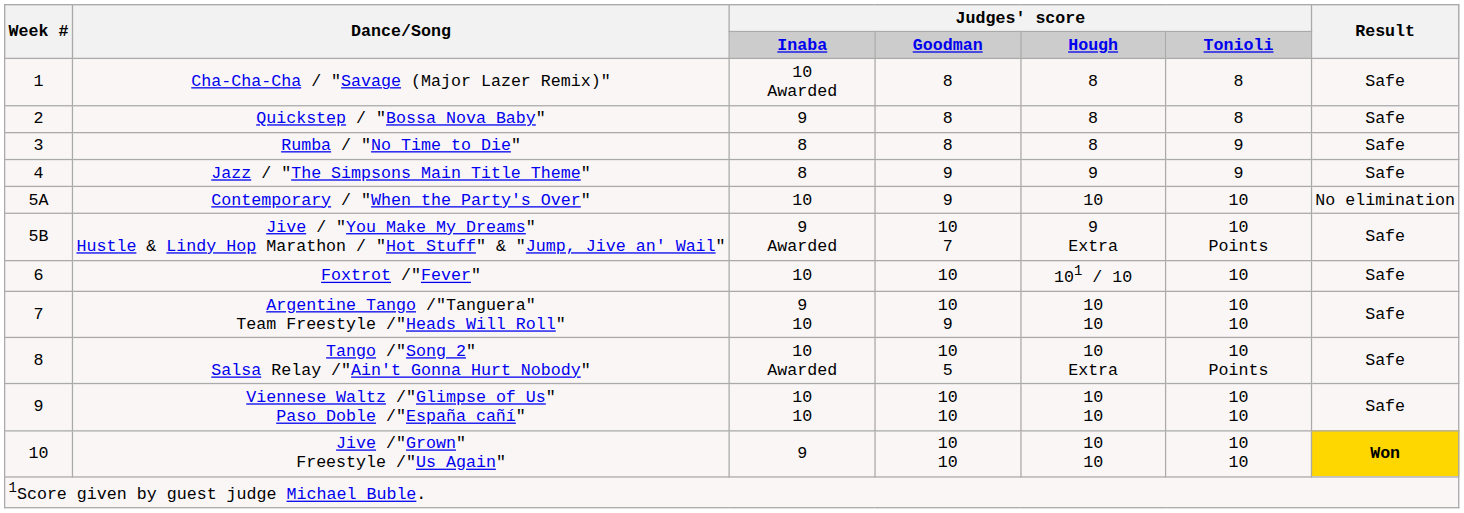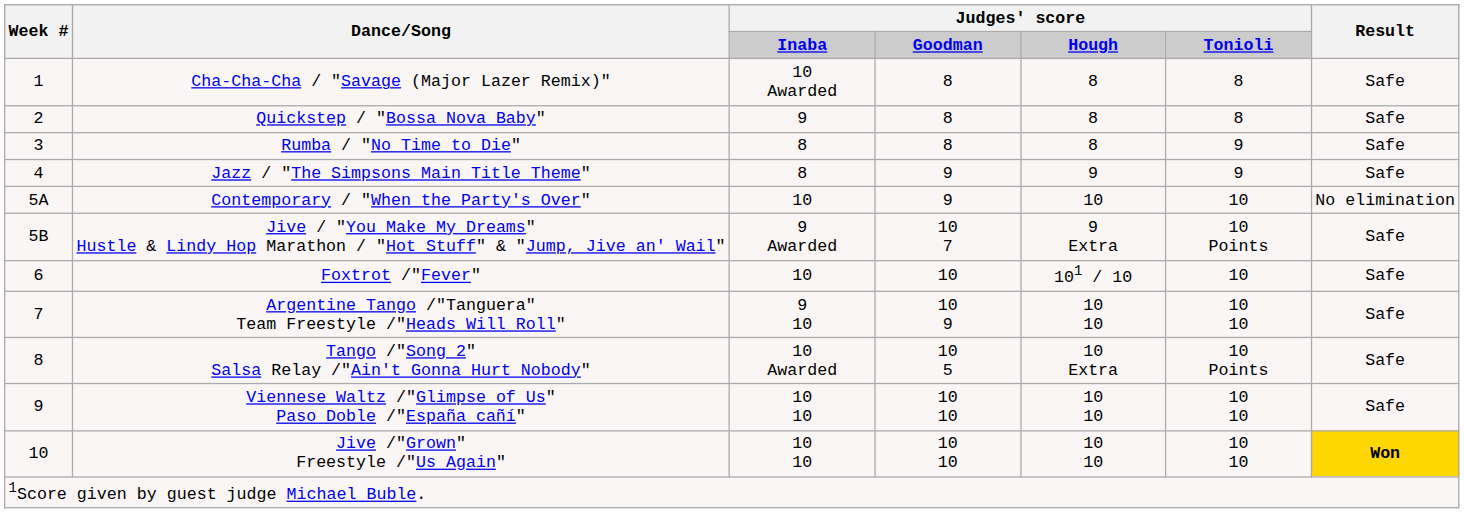(802, 453) 9 -> (802, 453) 10 10
